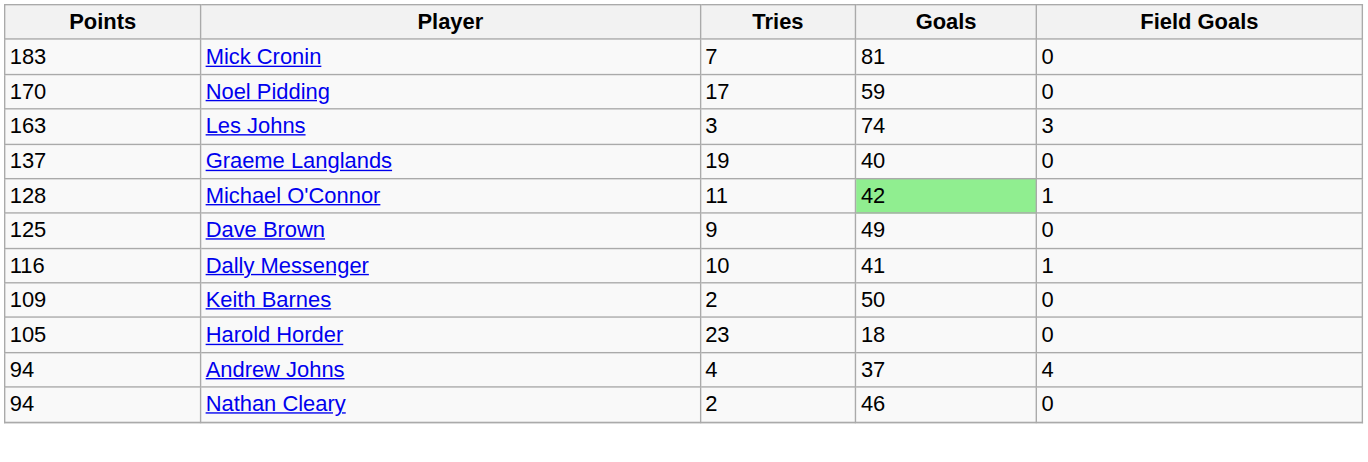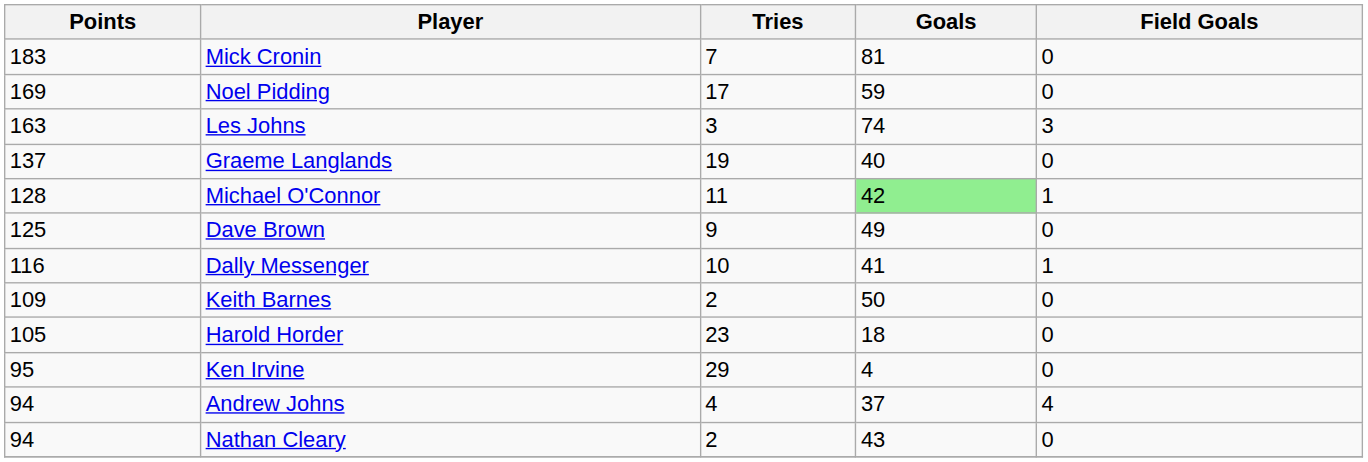(28, 91) 170 -> (28, 91) 169
+ row: (255, 369)
(873, 404) 46 -> (873, 439) 43
